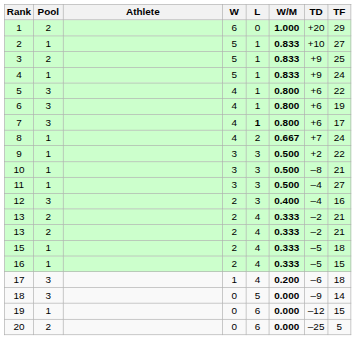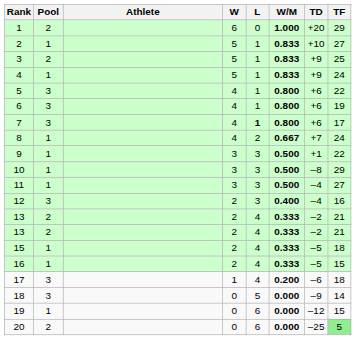(316, 153) +2 -> (316, 153) +1
(339, 169) 21 -> (339, 169) 29
(339, 327) no background -> (339, 327) lightgreen background
